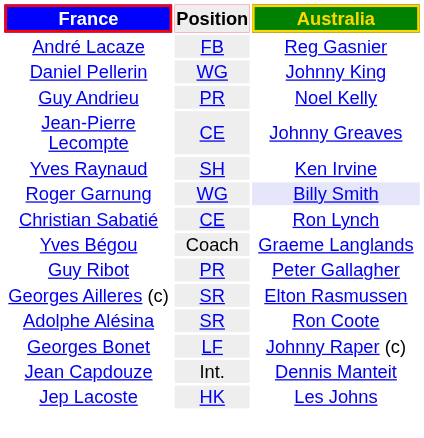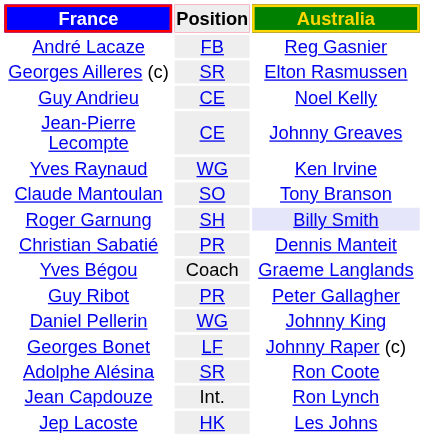rows swapped: (89, 72) <-> (89, 295)
(212, 97) PR -> (212, 97) CE
(212, 168) SH -> (212, 168) WG
+ row: (89, 194)
(212, 194) WG -> (212, 219) SH
(212, 219) CE -> (212, 245) PR
(336, 219) Ron Lynch -> (336, 245) Dennis Manteit
rows swapped: (89, 321) <-> (89, 346)
(336, 372) Dennis Manteit -> (336, 397) Ron Lynch
